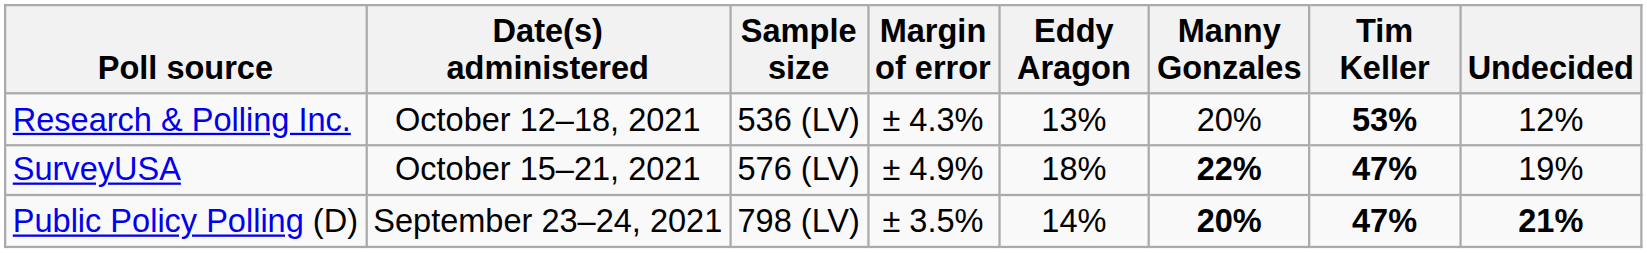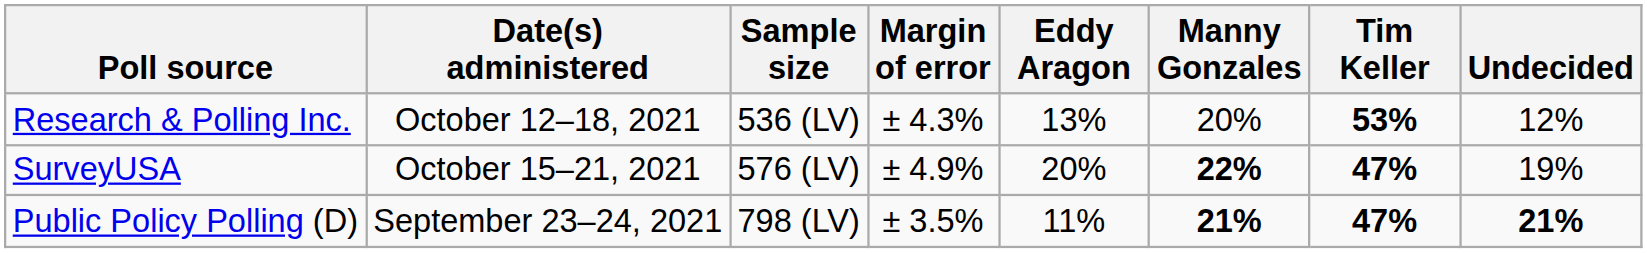(1074, 170) 18% -> (1074, 170) 20%
(1074, 222) 14% -> (1074, 222) 11%
(1229, 222) 20% -> (1229, 222) 21%
